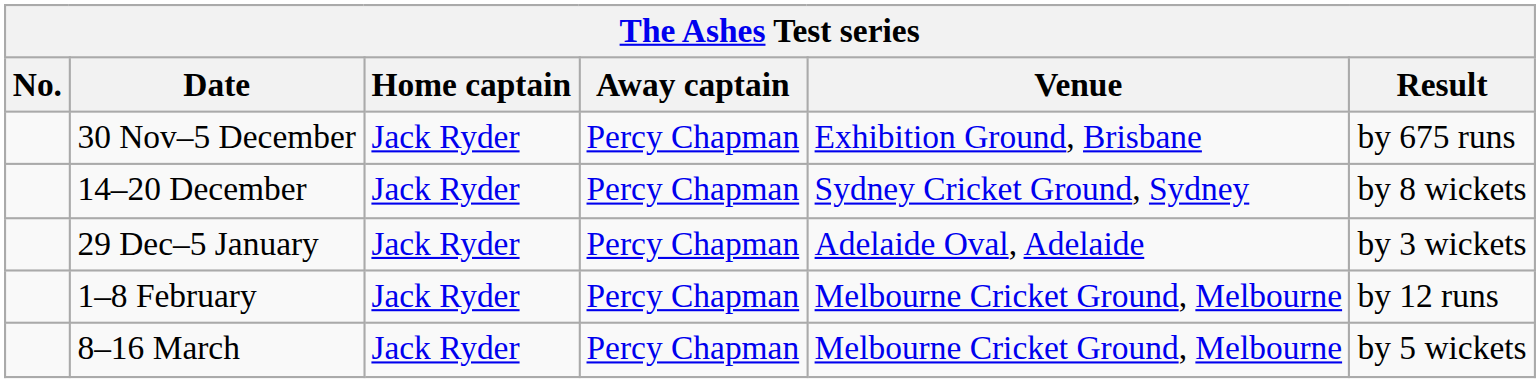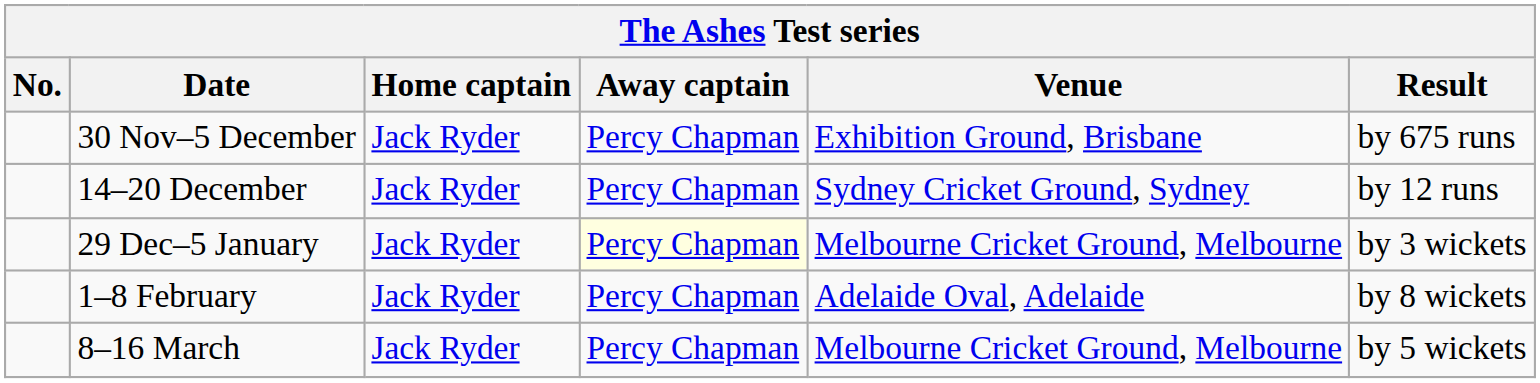(1442, 190) by 8 wickets -> (1428, 190) by 12 runs
(693, 243) no background -> (693, 243) lightyellow background
(979, 243) Adelaide Oval, Adelaide -> (1078, 243) Melbourne Cricket Ground, Melbourne
(1078, 296) Melbourne Cricket Ground, Melbourne -> (979, 296) Adelaide Oval, Adelaide
(1428, 296) by 12 runs -> (1442, 296) by 8 wickets
